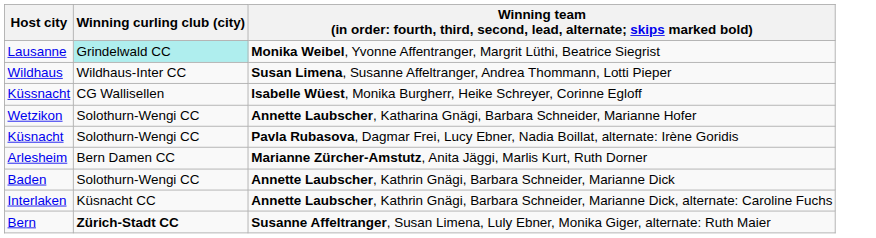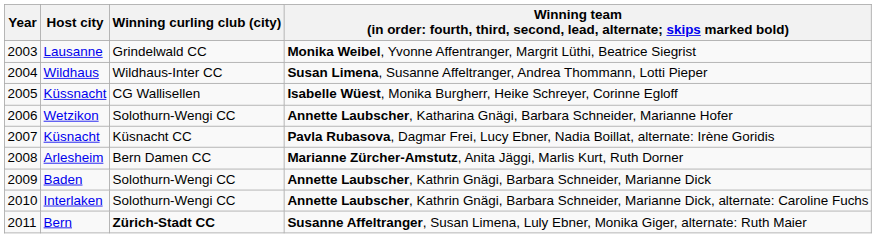+ column: (22, 22)
(124, 51) paleturquoise background -> (160, 51) no background
(138, 136) Solothurn-Wengi CC -> (152, 136) Küsnacht CC
(116, 200) Küsnacht CC -> (174, 200) Solothurn-Wengi CC
